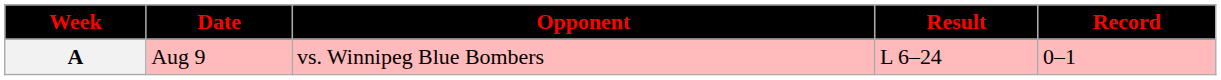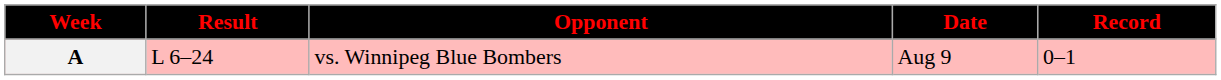columns swapped: (219, 21) <-> (956, 21)
